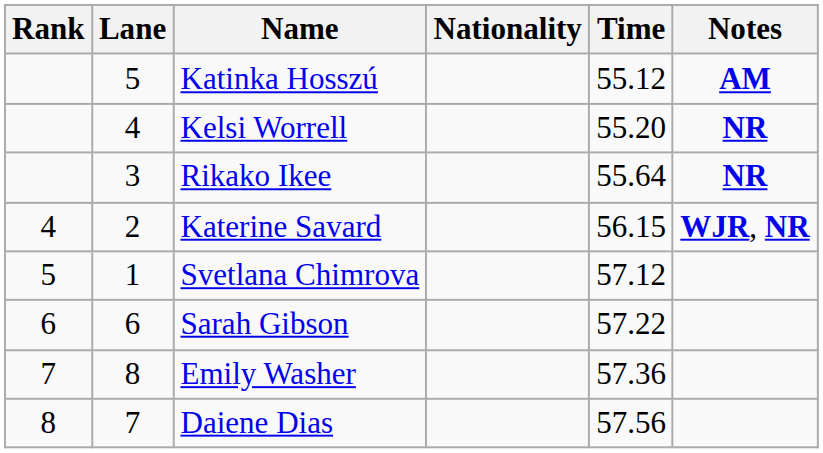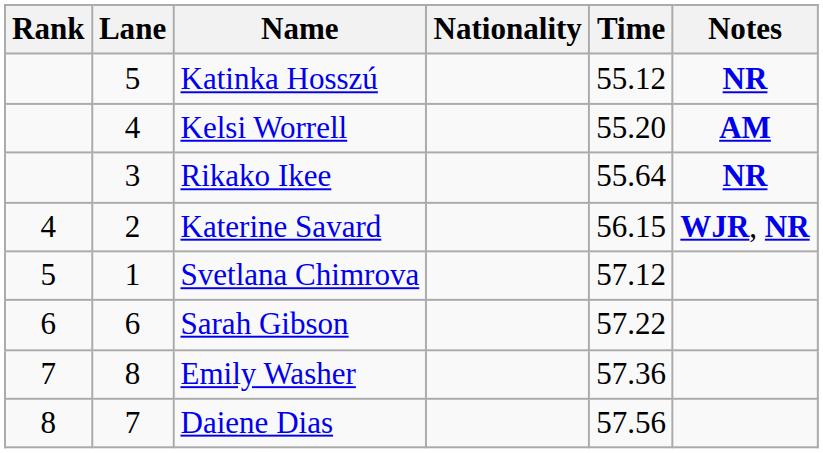(745, 78) AM -> (745, 78) NR
(745, 127) NR -> (745, 127) AM
